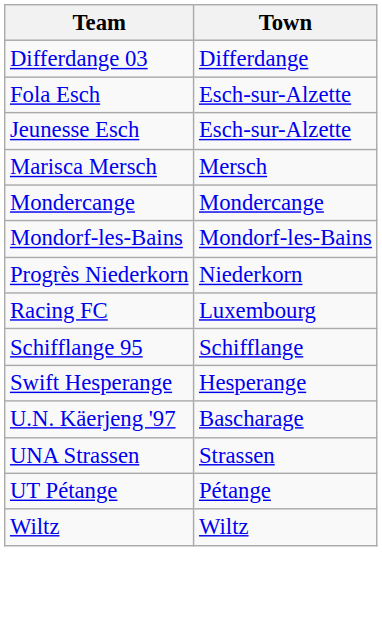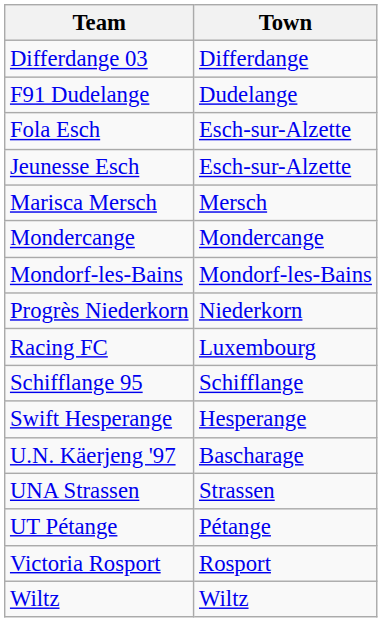+ row: (80, 94)
+ row: (85, 563)
